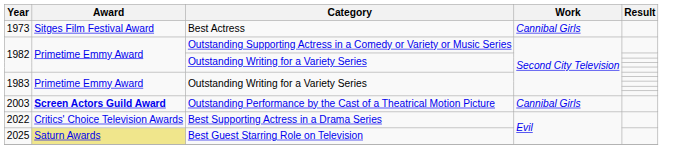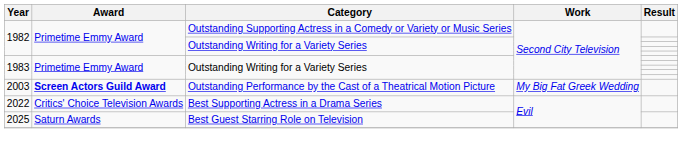- row: (18, 28)
(548, 103) Cannibal Girls -> (578, 87) My Big Fat Greek Wedding
(67, 136) khaki background -> (67, 120) no background
